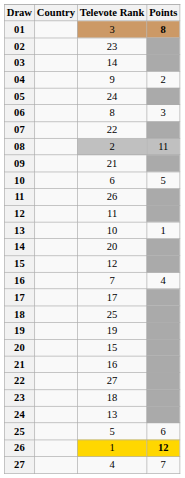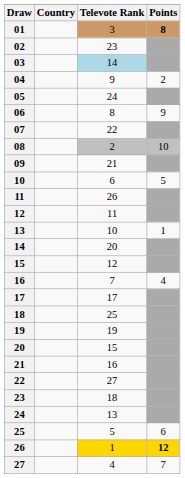(112, 63) no background -> (112, 63) lightblue background
(163, 113) 3 -> (163, 113) 9
(163, 146) 11 -> (163, 146) 10
